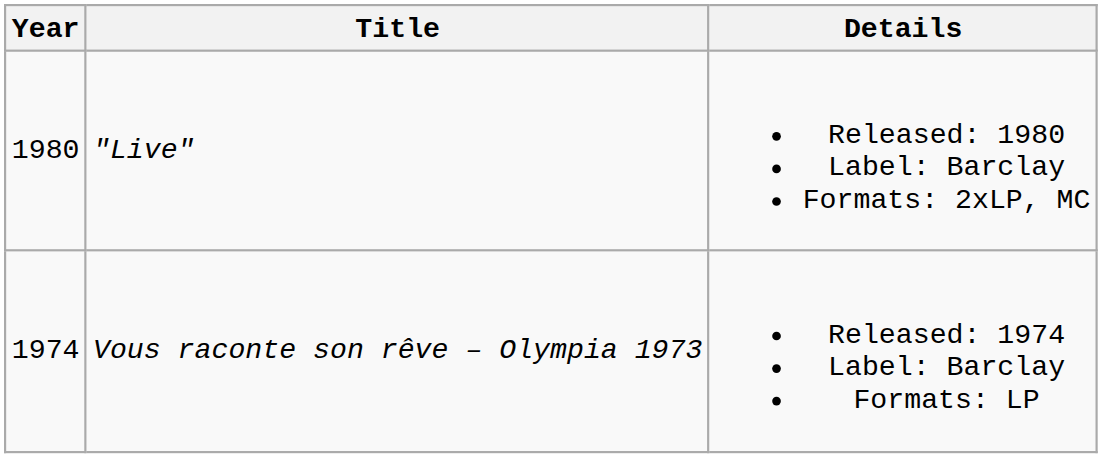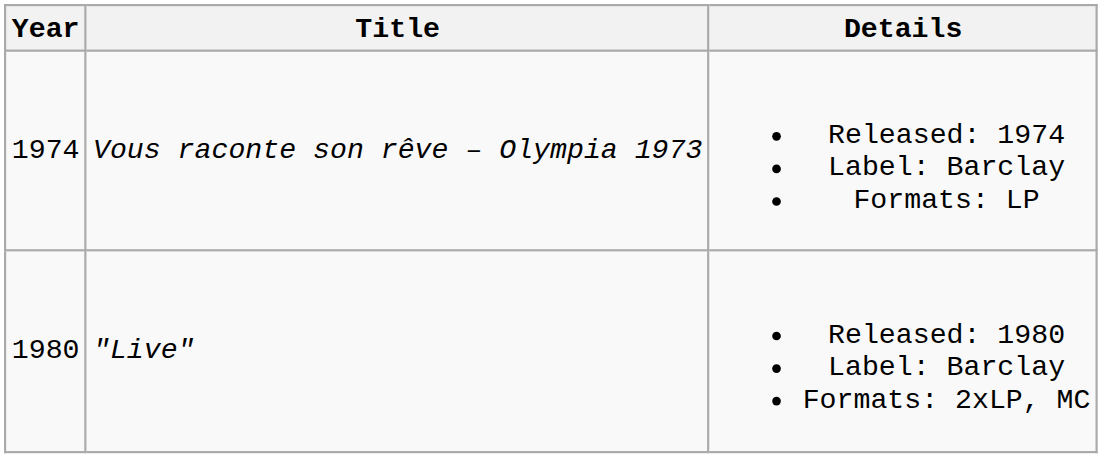rows swapped: (398, 351) <-> (144, 151)
